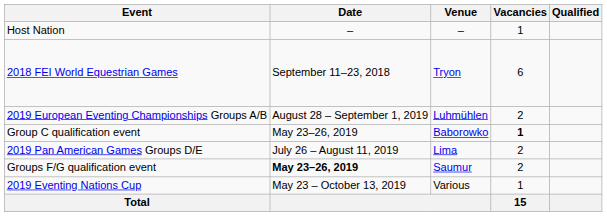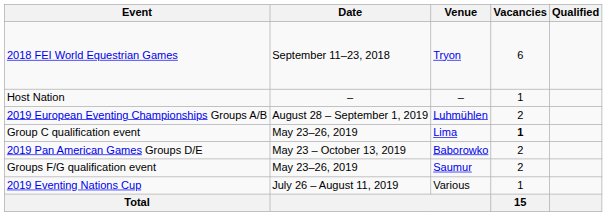rows swapped: (36, 30) <-> (92, 73)
(461, 132) Baborowko -> (445, 132) Lima
(335, 150) July 26 – August 11, 2019 -> (339, 150) May 23 – October 13, 2019
(445, 150) Lima -> (461, 150) Baborowko
(315, 167) bold -> (315, 167) normal
(339, 185) May 23 – October 13, 2019 -> (335, 185) July 26 – August 11, 2019
